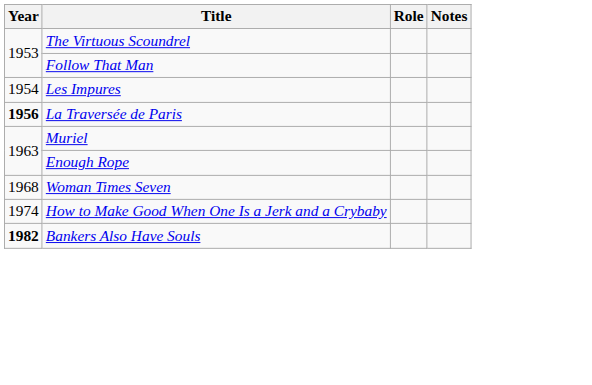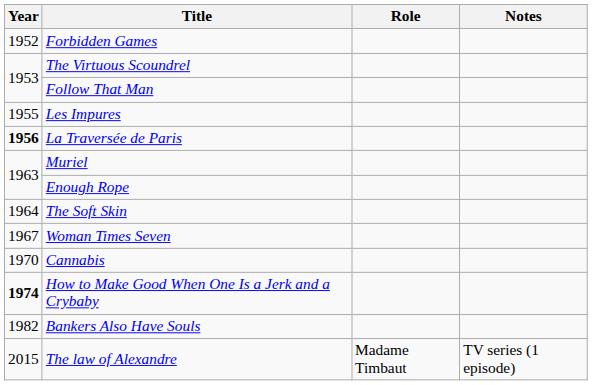+ row: (101, 41)
(23, 89) 1954 -> (23, 114) 1955
+ row: (86, 211)
(23, 187) 1968 -> (23, 235) 1967
+ row: (75, 260)
(23, 211) normal -> (23, 293) bold
(23, 235) bold -> (23, 326) normal
+ row: (111, 359)
